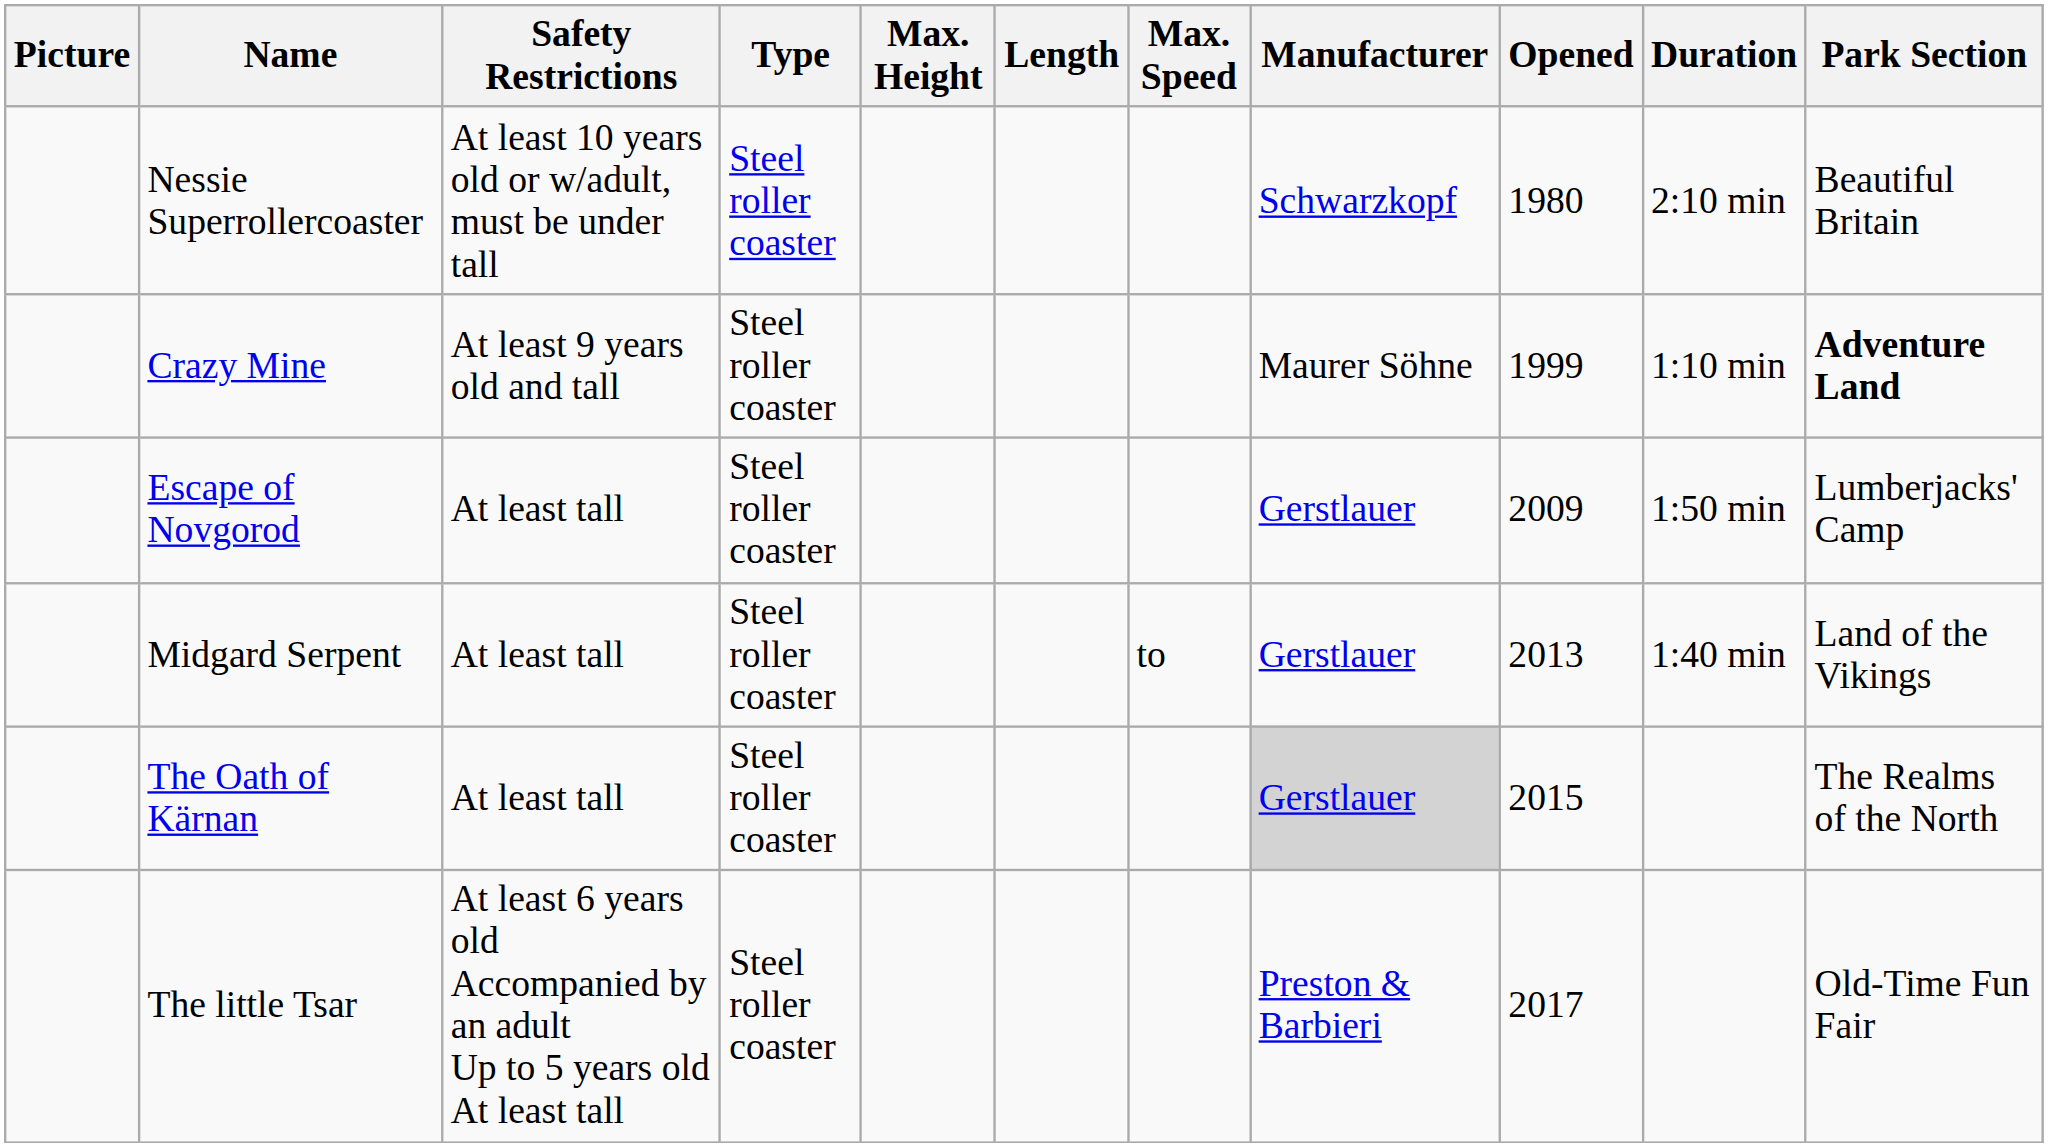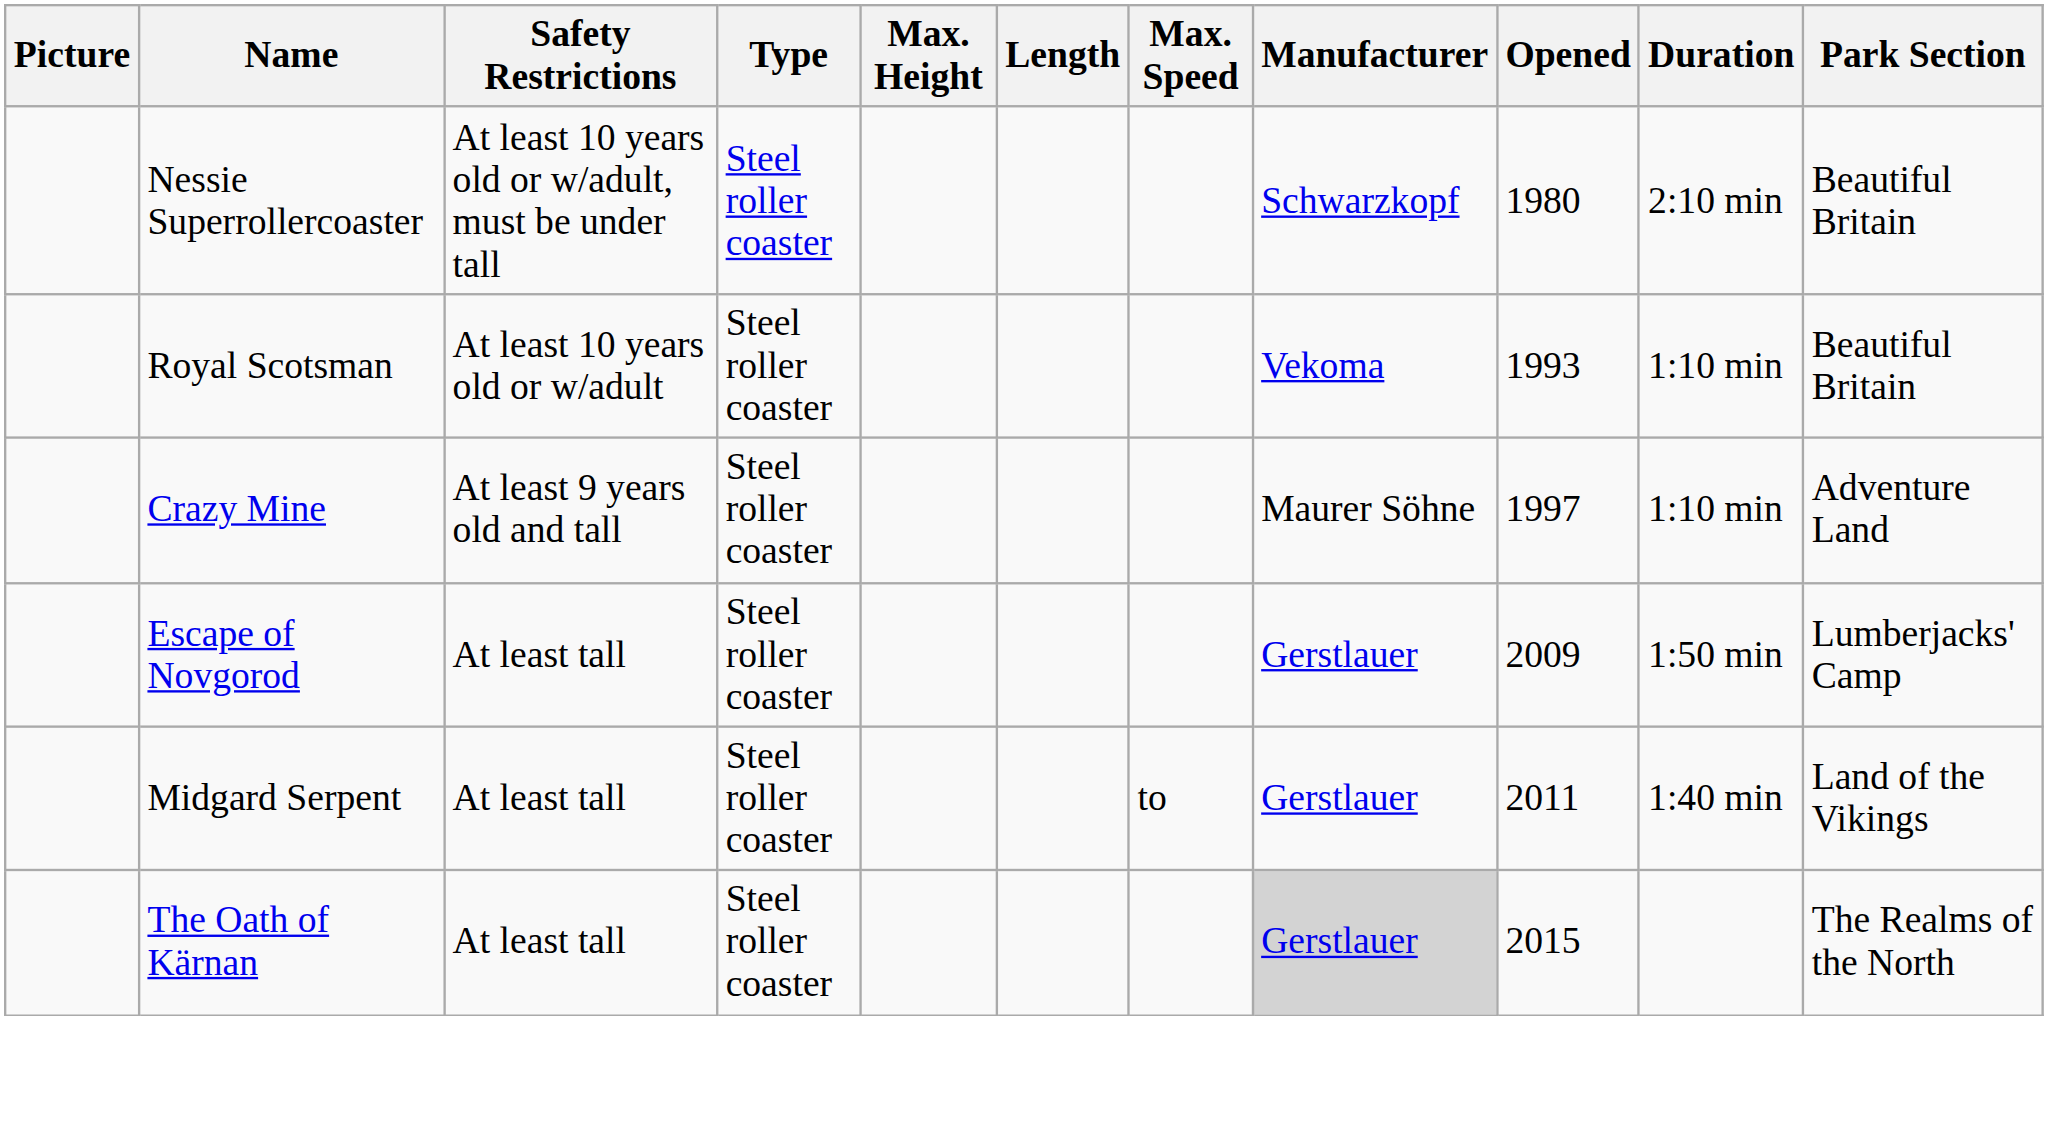+ row: (270, 365)
(1546, 365) 1999 -> (1543, 509) 1997
(1900, 365) bold -> (1891, 509) normal
(1546, 653) 2013 -> (1542, 797) 2011
- row: (252, 1005)
